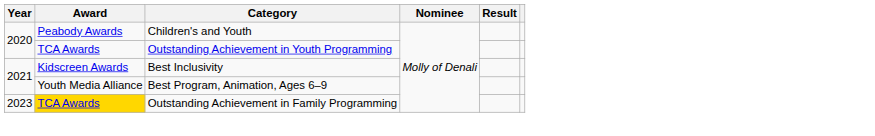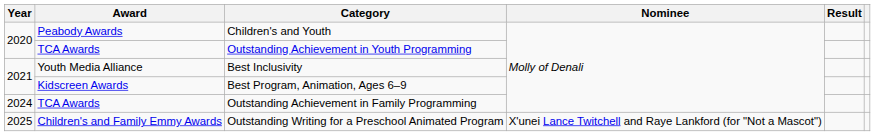(83, 67) Kidscreen Awards -> (90, 67) Youth Media Alliance
(90, 85) Youth Media Alliance -> (83, 85) Kidscreen Awards
(20, 103) 2023 -> (20, 103) 2024
(69, 103) gold background -> (69, 103) no background
+ row: (365, 121)
